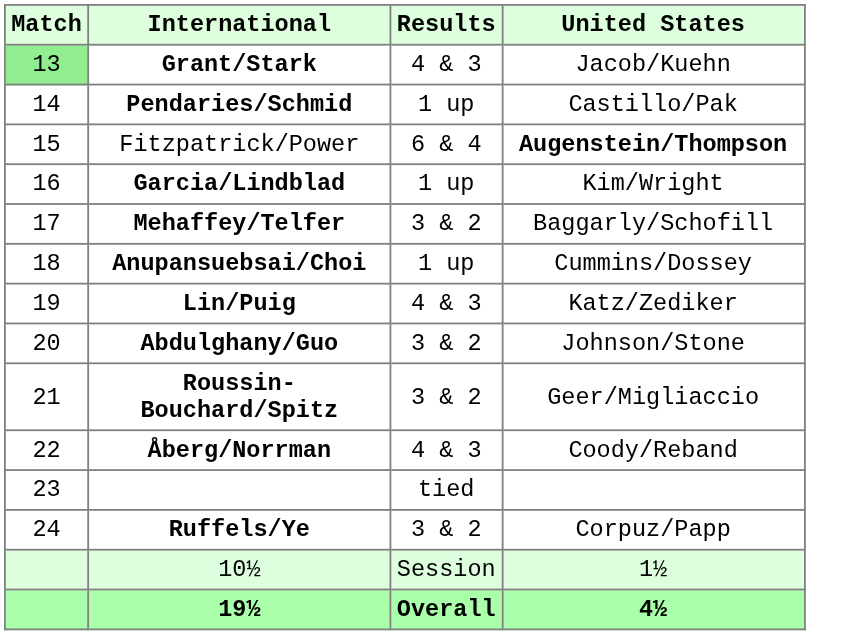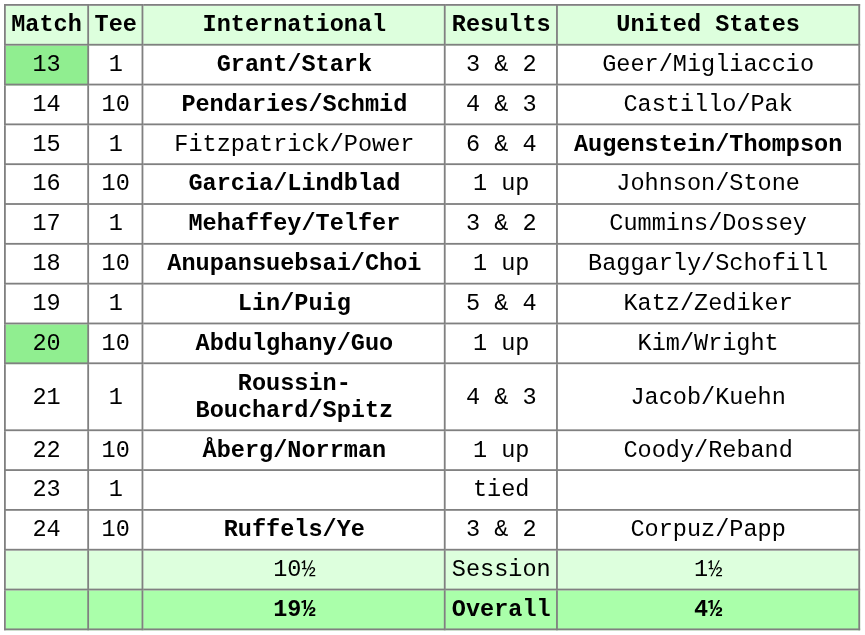+ column: (116, 25)
(446, 65) 4 & 3 -> (501, 65) 3 & 2
(653, 65) Jacob/Kuehn -> (708, 65) Geer/Migliaccio
(446, 104) 1 up -> (501, 104) 4 & 3
(653, 184) Kim/Wright -> (708, 184) Johnson/Stone
(653, 224) Baggarly/Schofill -> (708, 224) Cummins/Dossey
(653, 264) Cummins/Dossey -> (708, 264) Baggarly/Schofill
(446, 304) 4 & 3 -> (501, 304) 5 & 4
(47, 343) no background -> (47, 343) lightgreen background
(446, 343) 3 & 2 -> (501, 343) 1 up
(653, 343) Johnson/Stone -> (708, 343) Kim/Wright
(446, 397) 3 & 2 -> (501, 397) 4 & 3
(653, 397) Geer/Migliaccio -> (708, 397) Jacob/Kuehn
(446, 450) 4 & 3 -> (501, 450) 1 up
